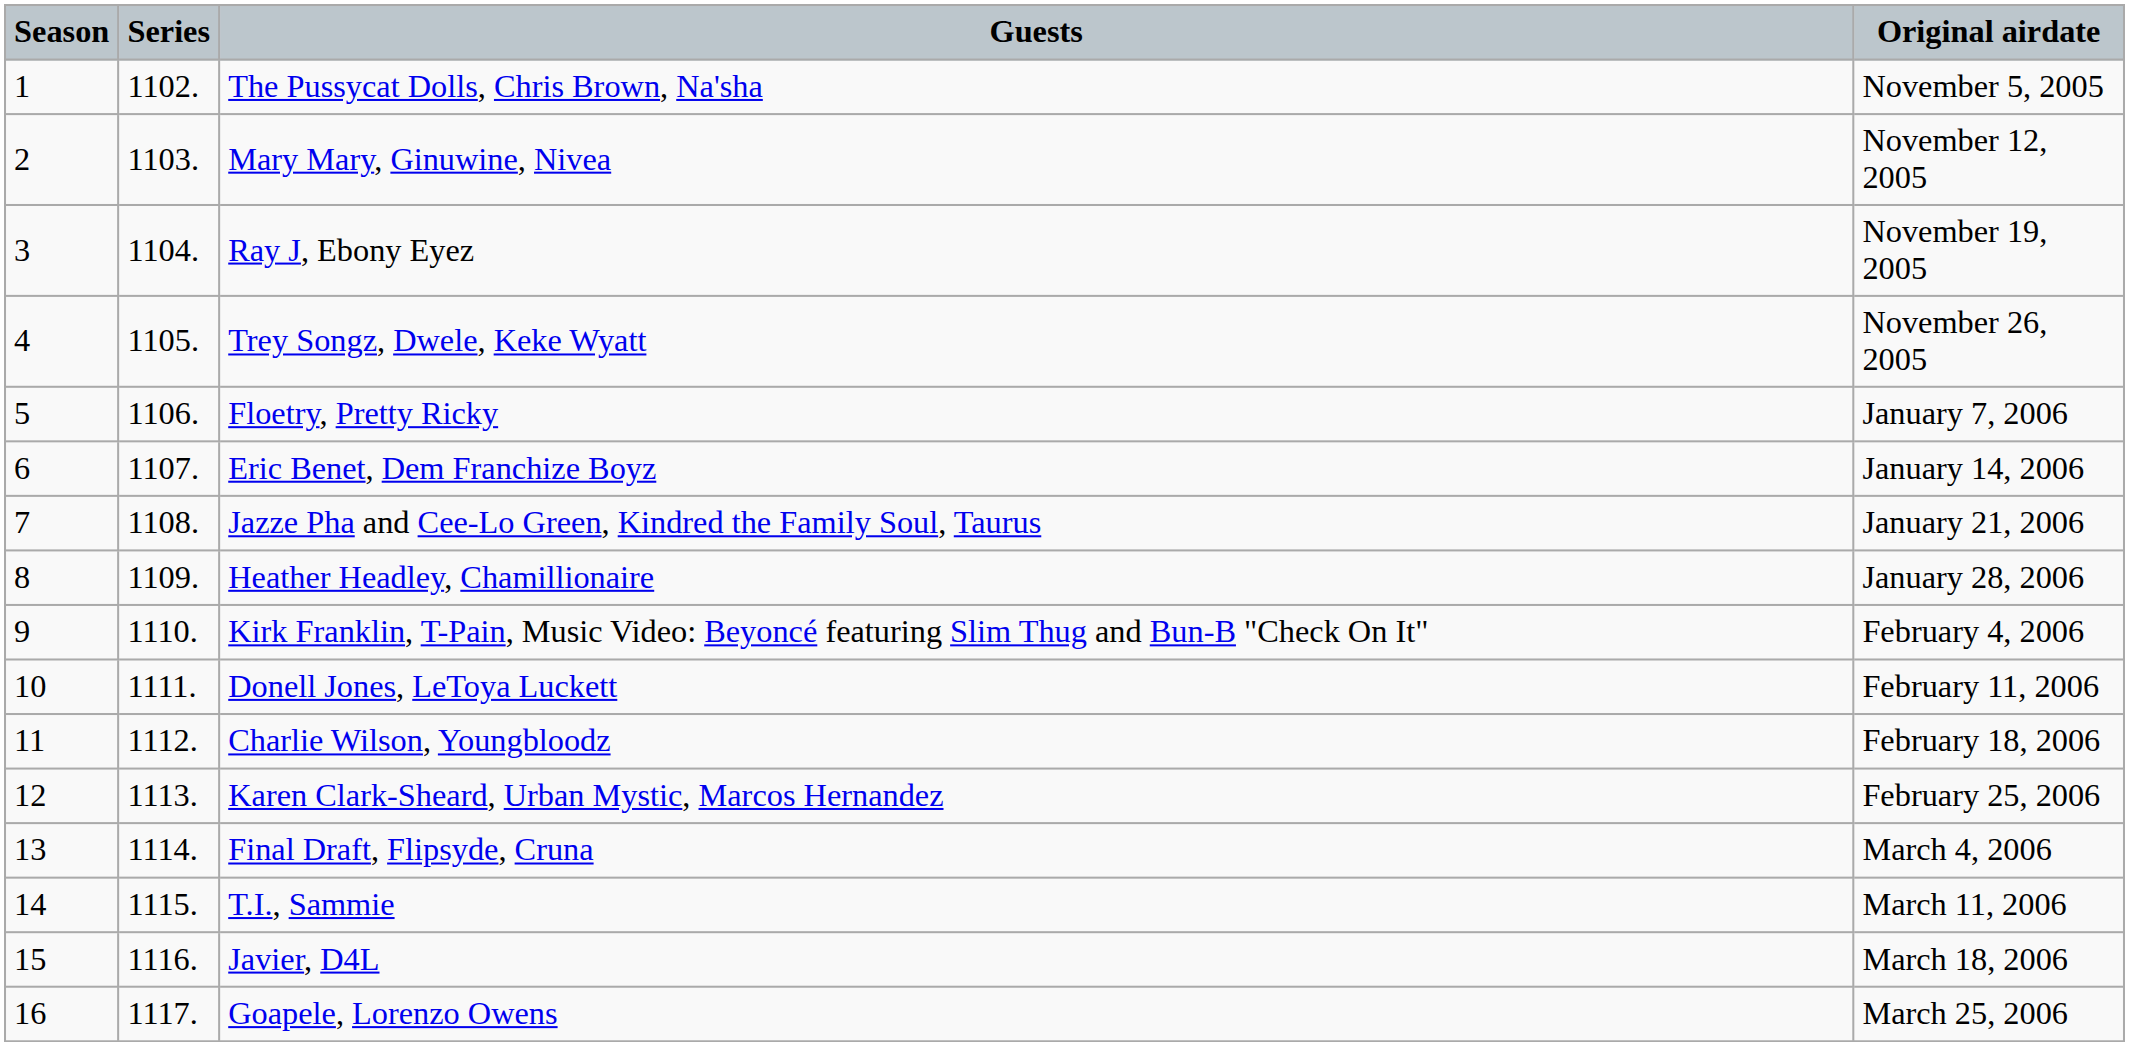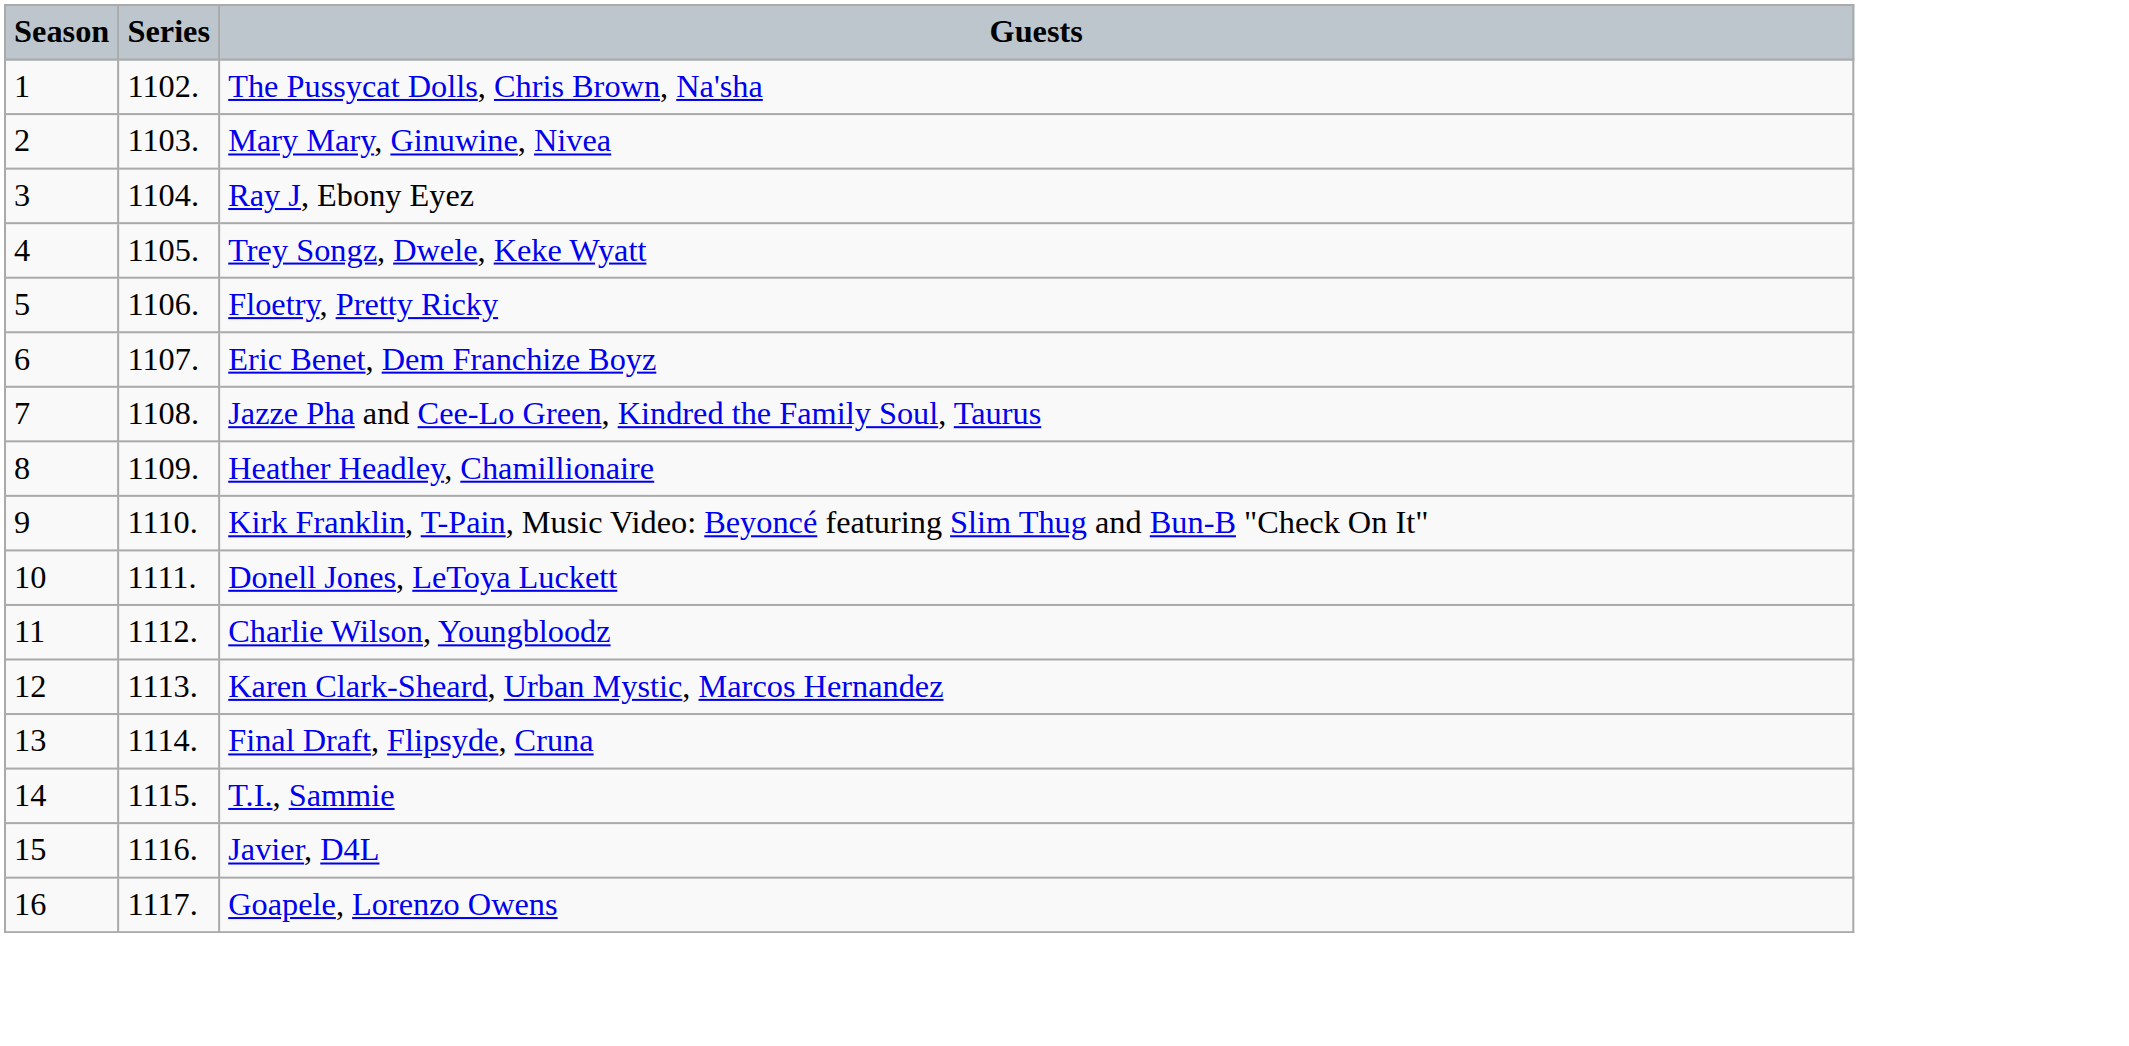- column: (1989, 31)
